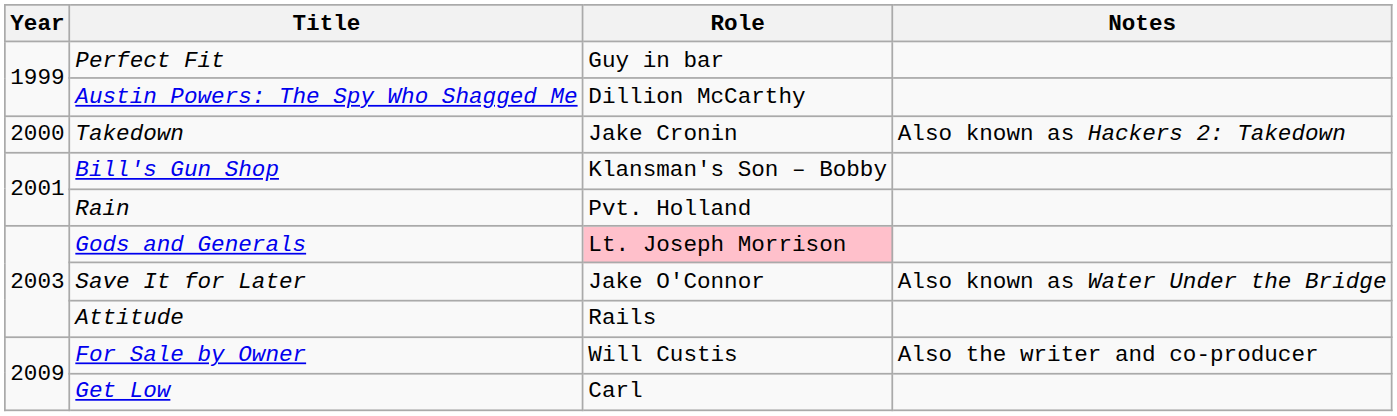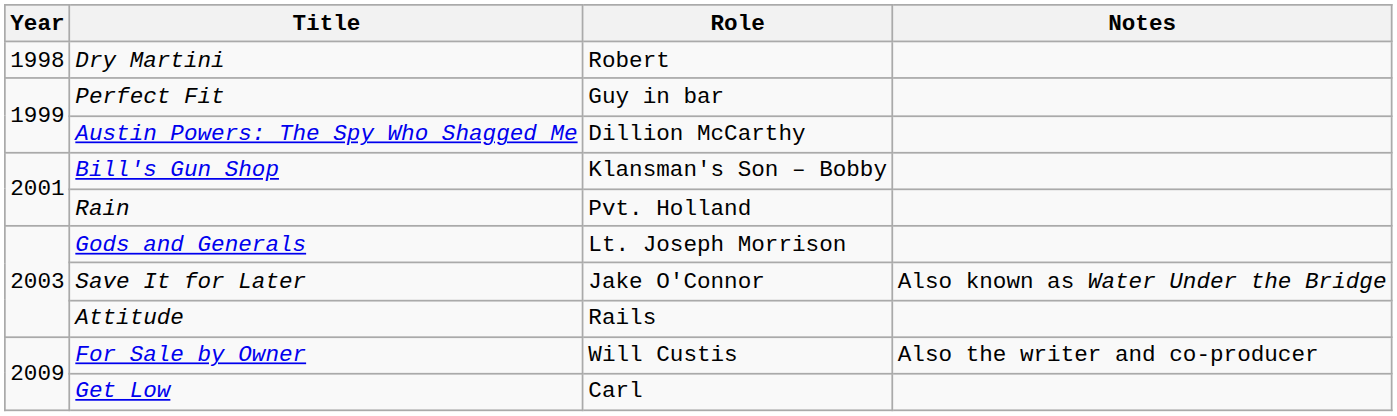+ row: (150, 60)
- row: (130, 134)
(717, 245) pink background -> (717, 245) no background
